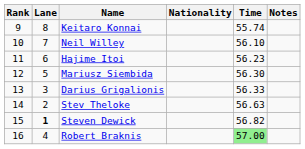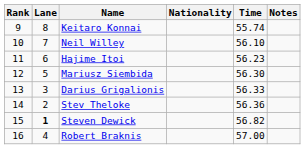(250, 105) 56.63 -> (250, 105) 56.36
(250, 136) lightgreen background -> (250, 136) no background
